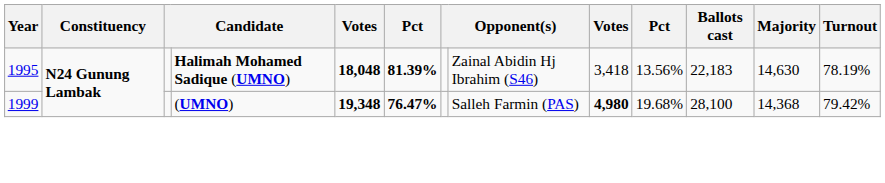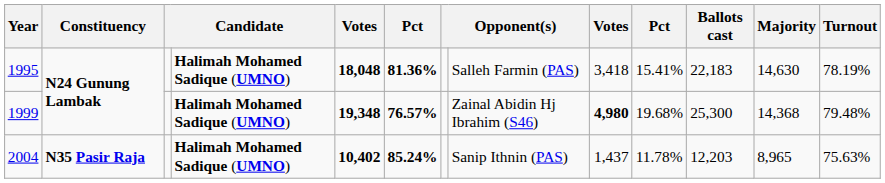(413, 69) 81.39% -> (413, 69) 81.36%
(504, 69) Zainal Abidin Hj Ibrahim (S46) -> (515, 69) Salleh Farmin (PAS)
(659, 69) 13.56% -> (659, 69) 15.41%
(204, 104) (UMNO) -> (238, 113) Halimah Mohamed Sadique (UMNO)
(413, 104) 76.47% -> (413, 113) 76.57%
(515, 104) Salleh Farmin (PAS) -> (504, 113) Zainal Abidin Hj Ibrahim (S46)
(711, 104) 28,100 -> (711, 113) 25,300
(847, 104) 79.42% -> (847, 113) 79.48%
+ row: (23, 156)
